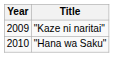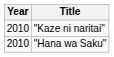(18, 28) 2009 -> (18, 28) 2010
